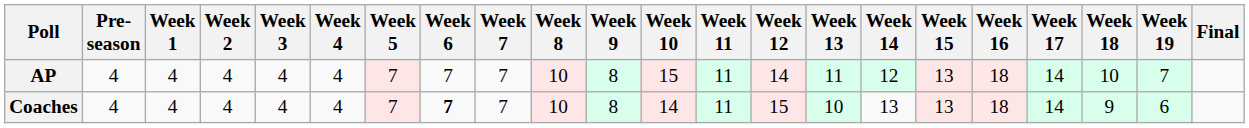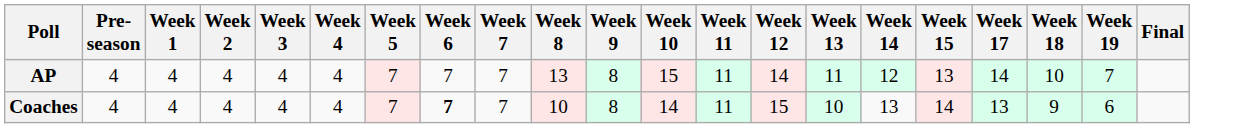- column: (999, 32)
(558, 75) 10 -> (558, 75) 13
(944, 107) 13 -> (944, 107) 14
(1054, 107) 14 -> (999, 107) 13
